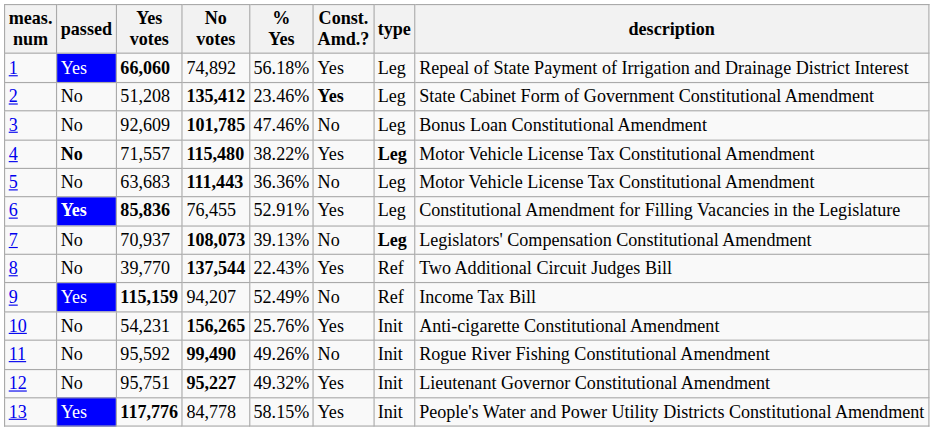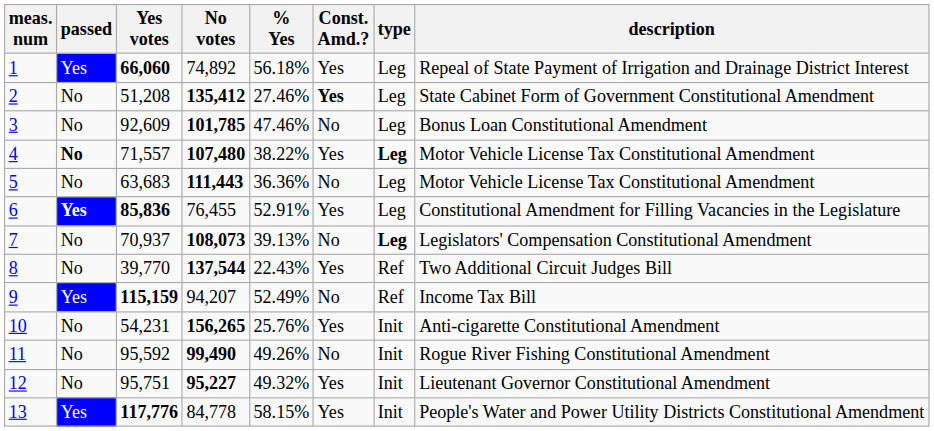(281, 96) 23.46% -> (281, 96) 27.46%
(215, 153) 115,480 -> (216, 153) 107,480
